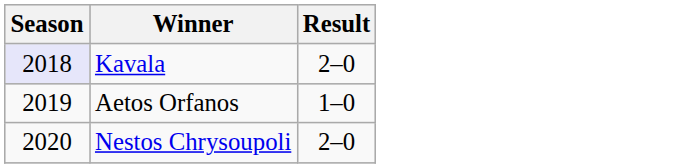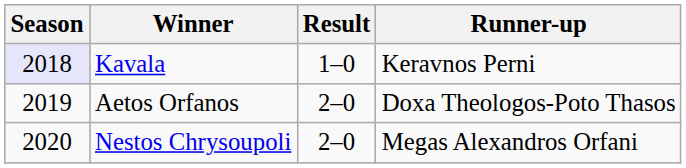+ column: (529, 24)
(336, 63) 2–0 -> (336, 63) 1–0
(336, 102) 1–0 -> (336, 102) 2–0
